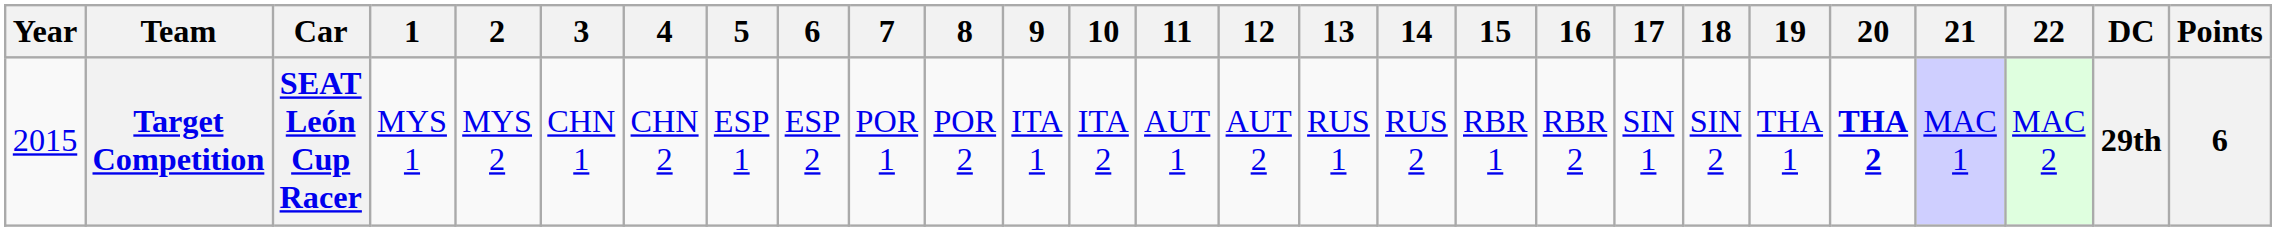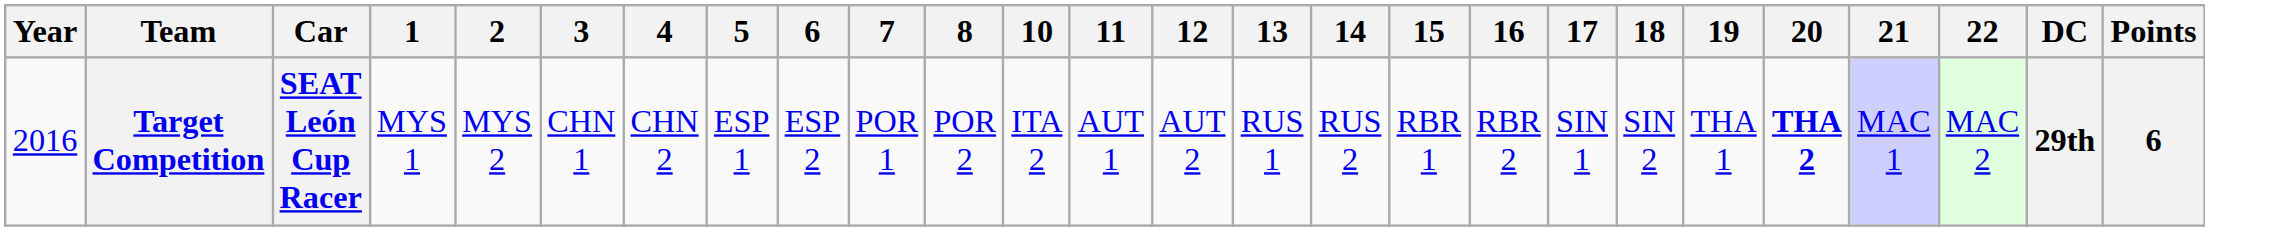- column: (1037, 30)
(45, 140) 2015 -> (45, 140) 2016
